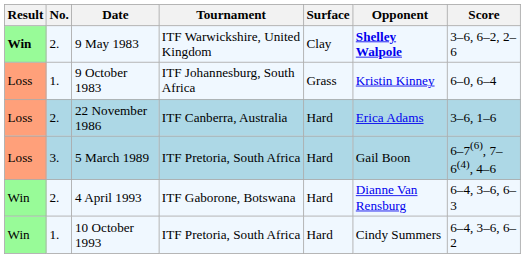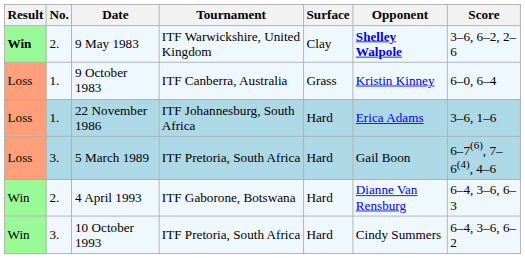(228, 80) ITF Johannesburg, South Africa -> (225, 80) ITF Canberra, Australia
(54, 117) 2. -> (54, 117) 1.
(225, 117) ITF Canberra, Australia -> (228, 117) ITF Johannesburg, South Africa
(54, 234) 1. -> (54, 234) 3.
